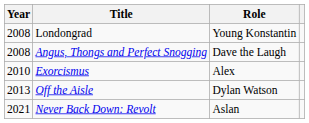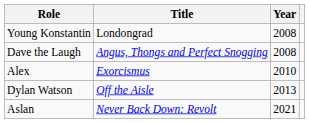columns swapped: (19, 14) <-> (254, 14)
